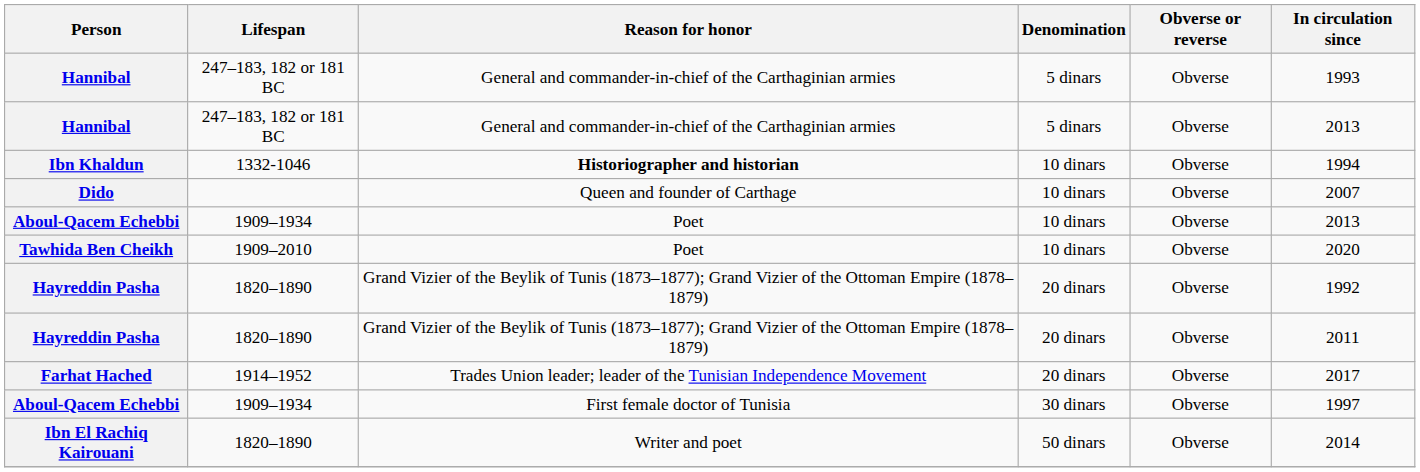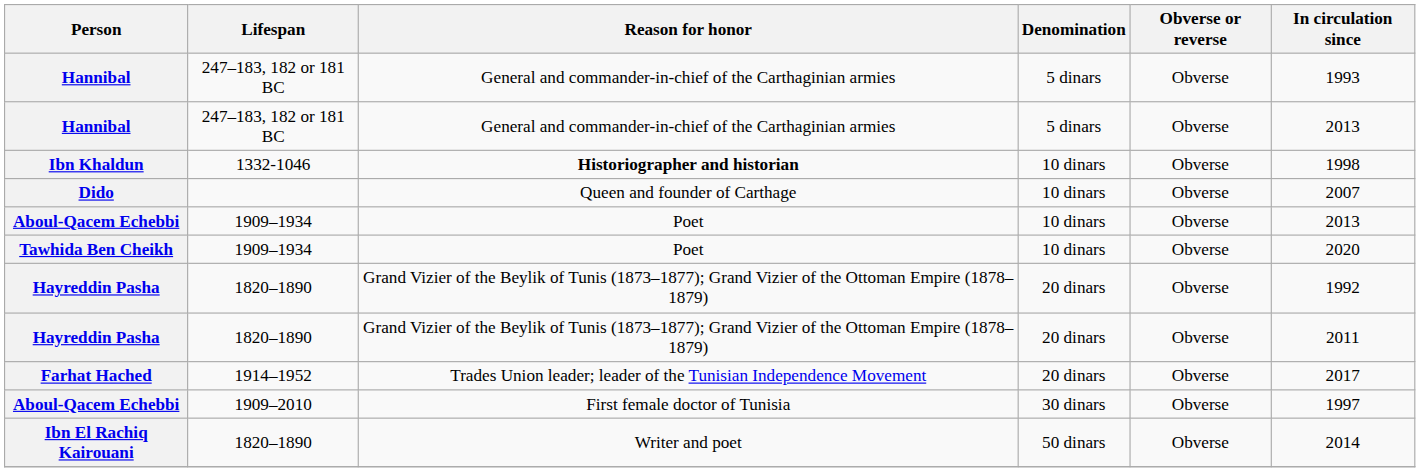(1343, 164) 1994 -> (1343, 164) 1998
(273, 249) 1909–2010 -> (273, 249) 1909–1934
(273, 403) 1909–1934 -> (273, 403) 1909–2010
